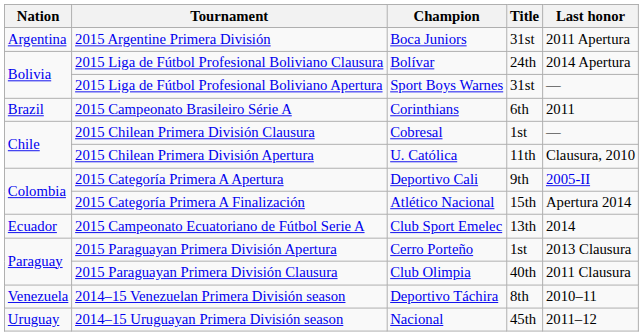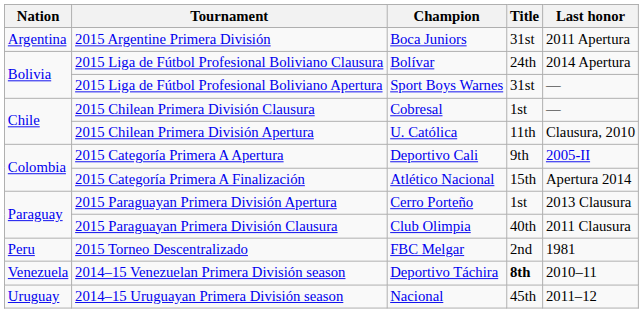- row: (183, 109)
- row: (220, 226)
+ row: (162, 249)
(519, 296) normal -> (520, 272) bold
